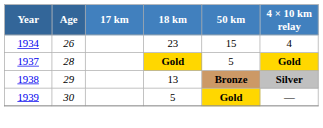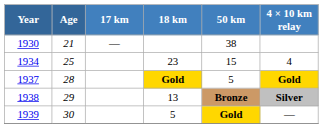+ row: (28, 44)
(69, 44) 26 -> (69, 61) 25
